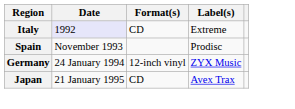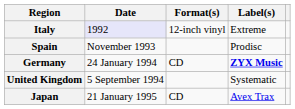(136, 29) CD -> (197, 29) 12-inch vinyl
(157, 63) 12-inch vinyl -> (176, 63) CD
(216, 63) normal -> (256, 63) bold
+ row: (44, 79)
